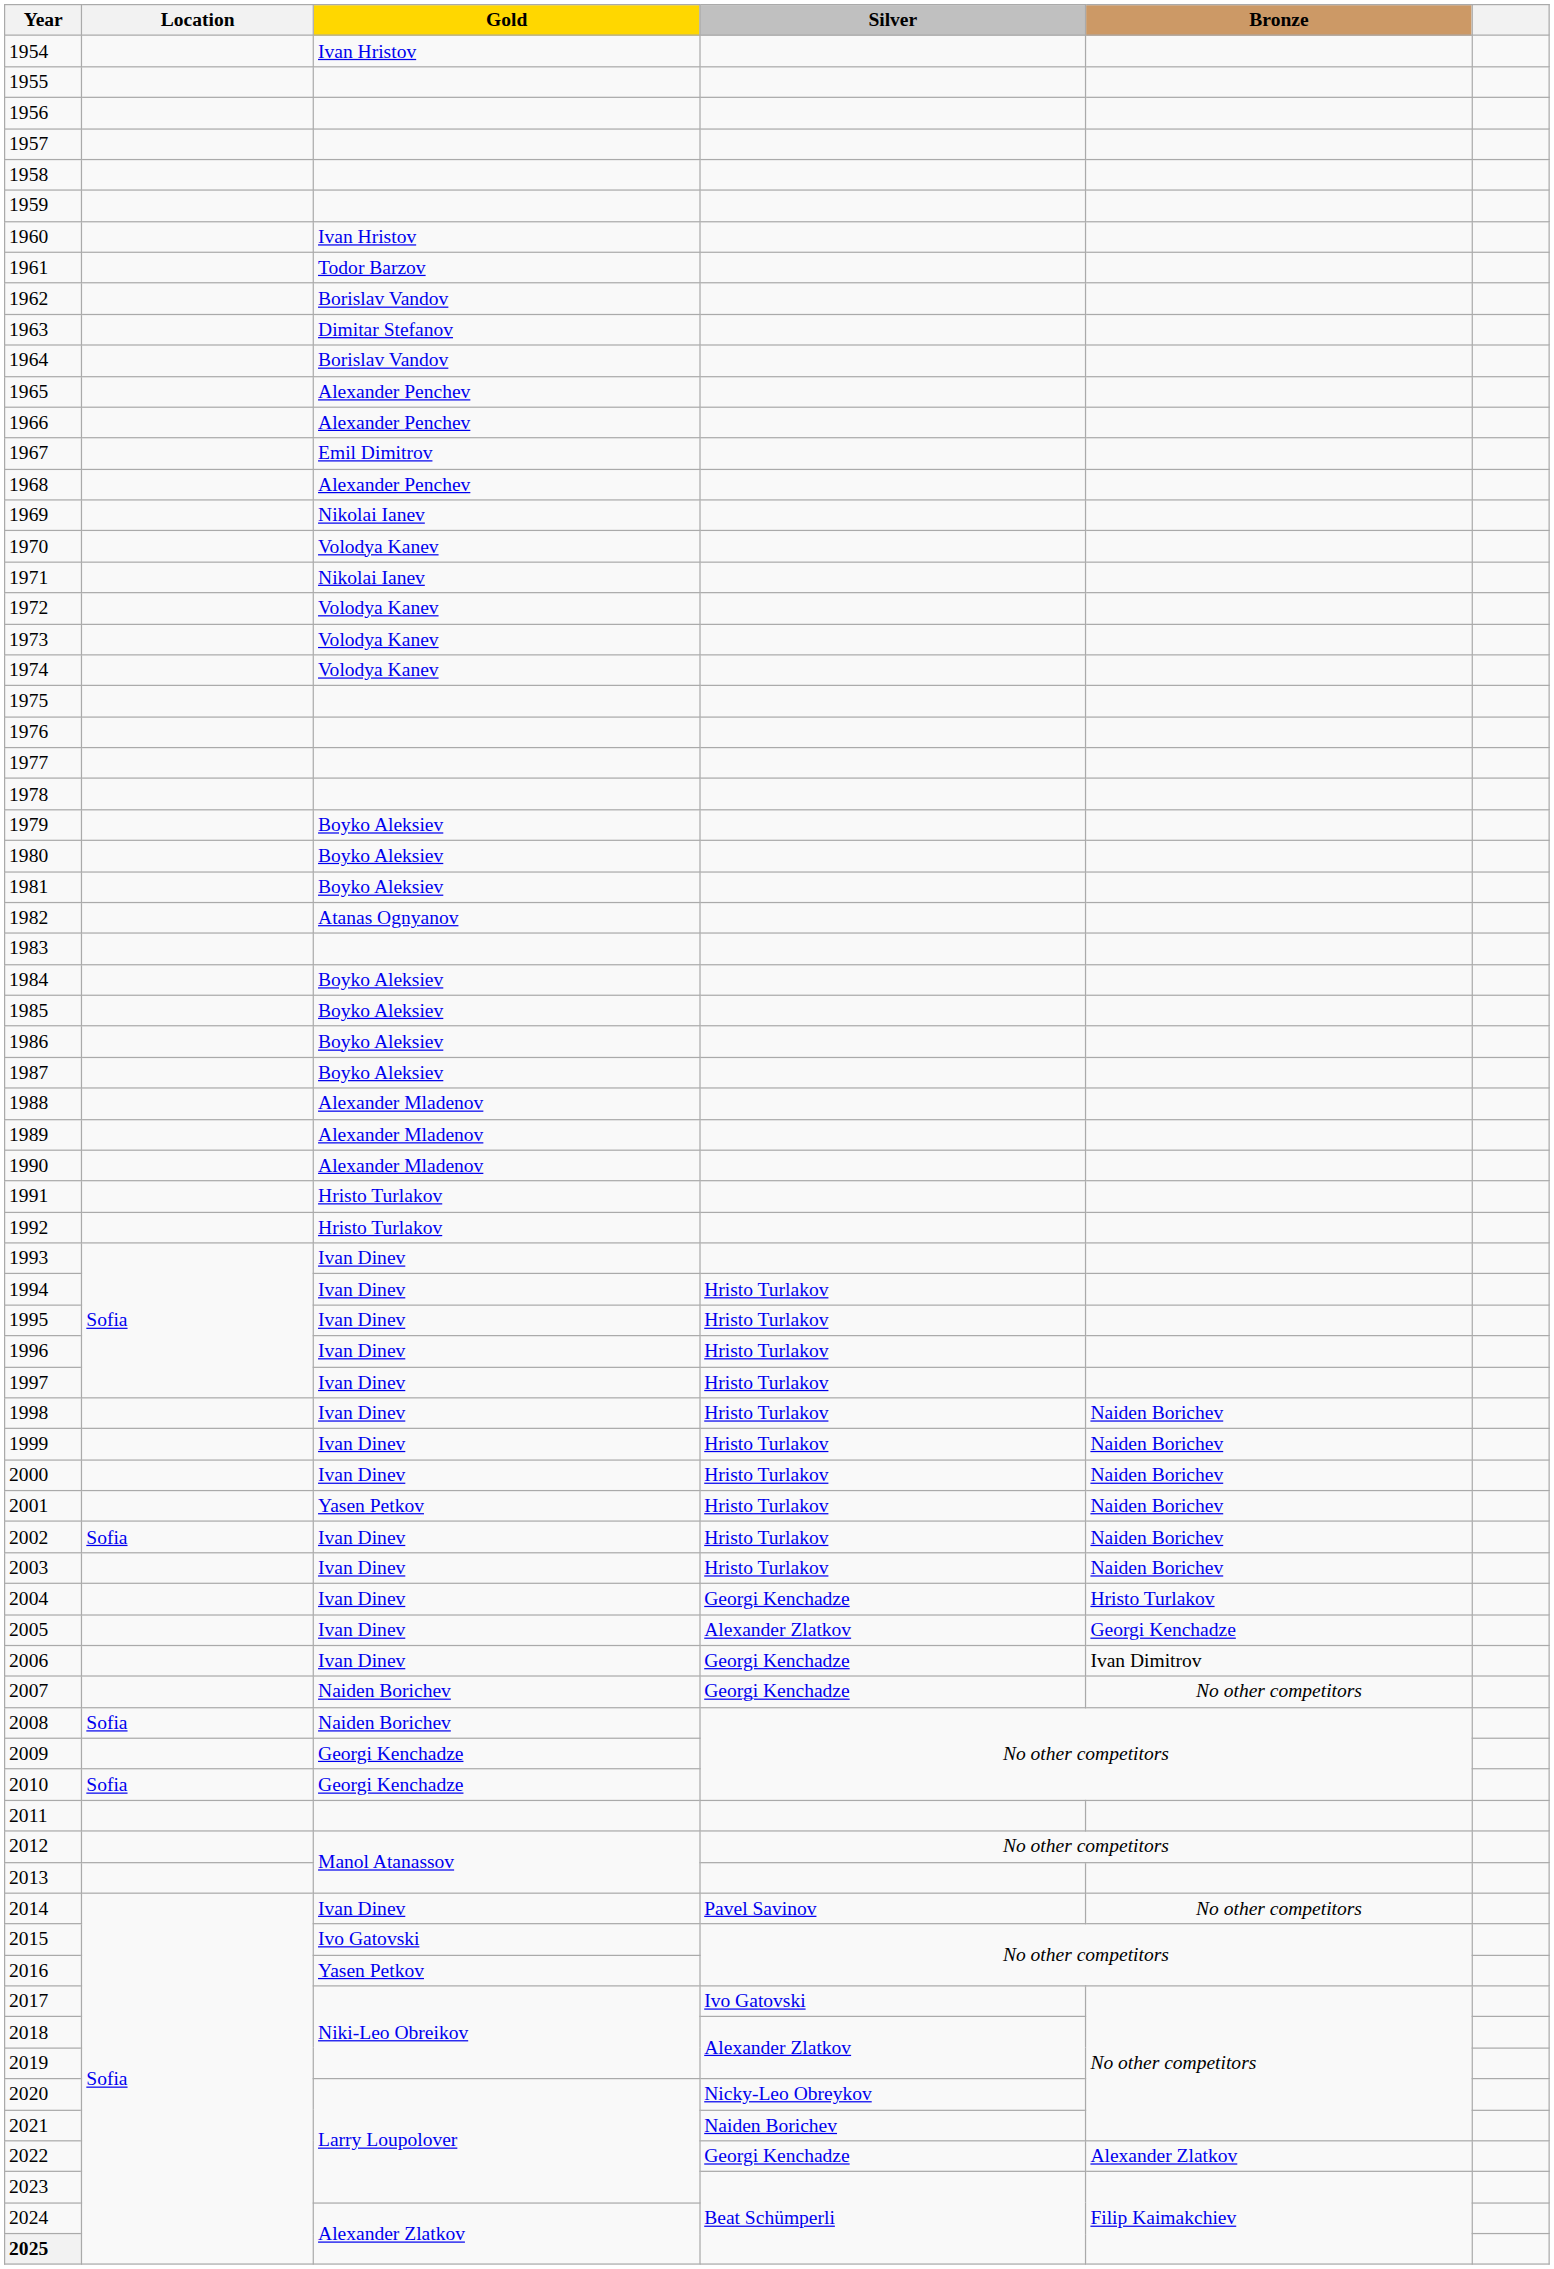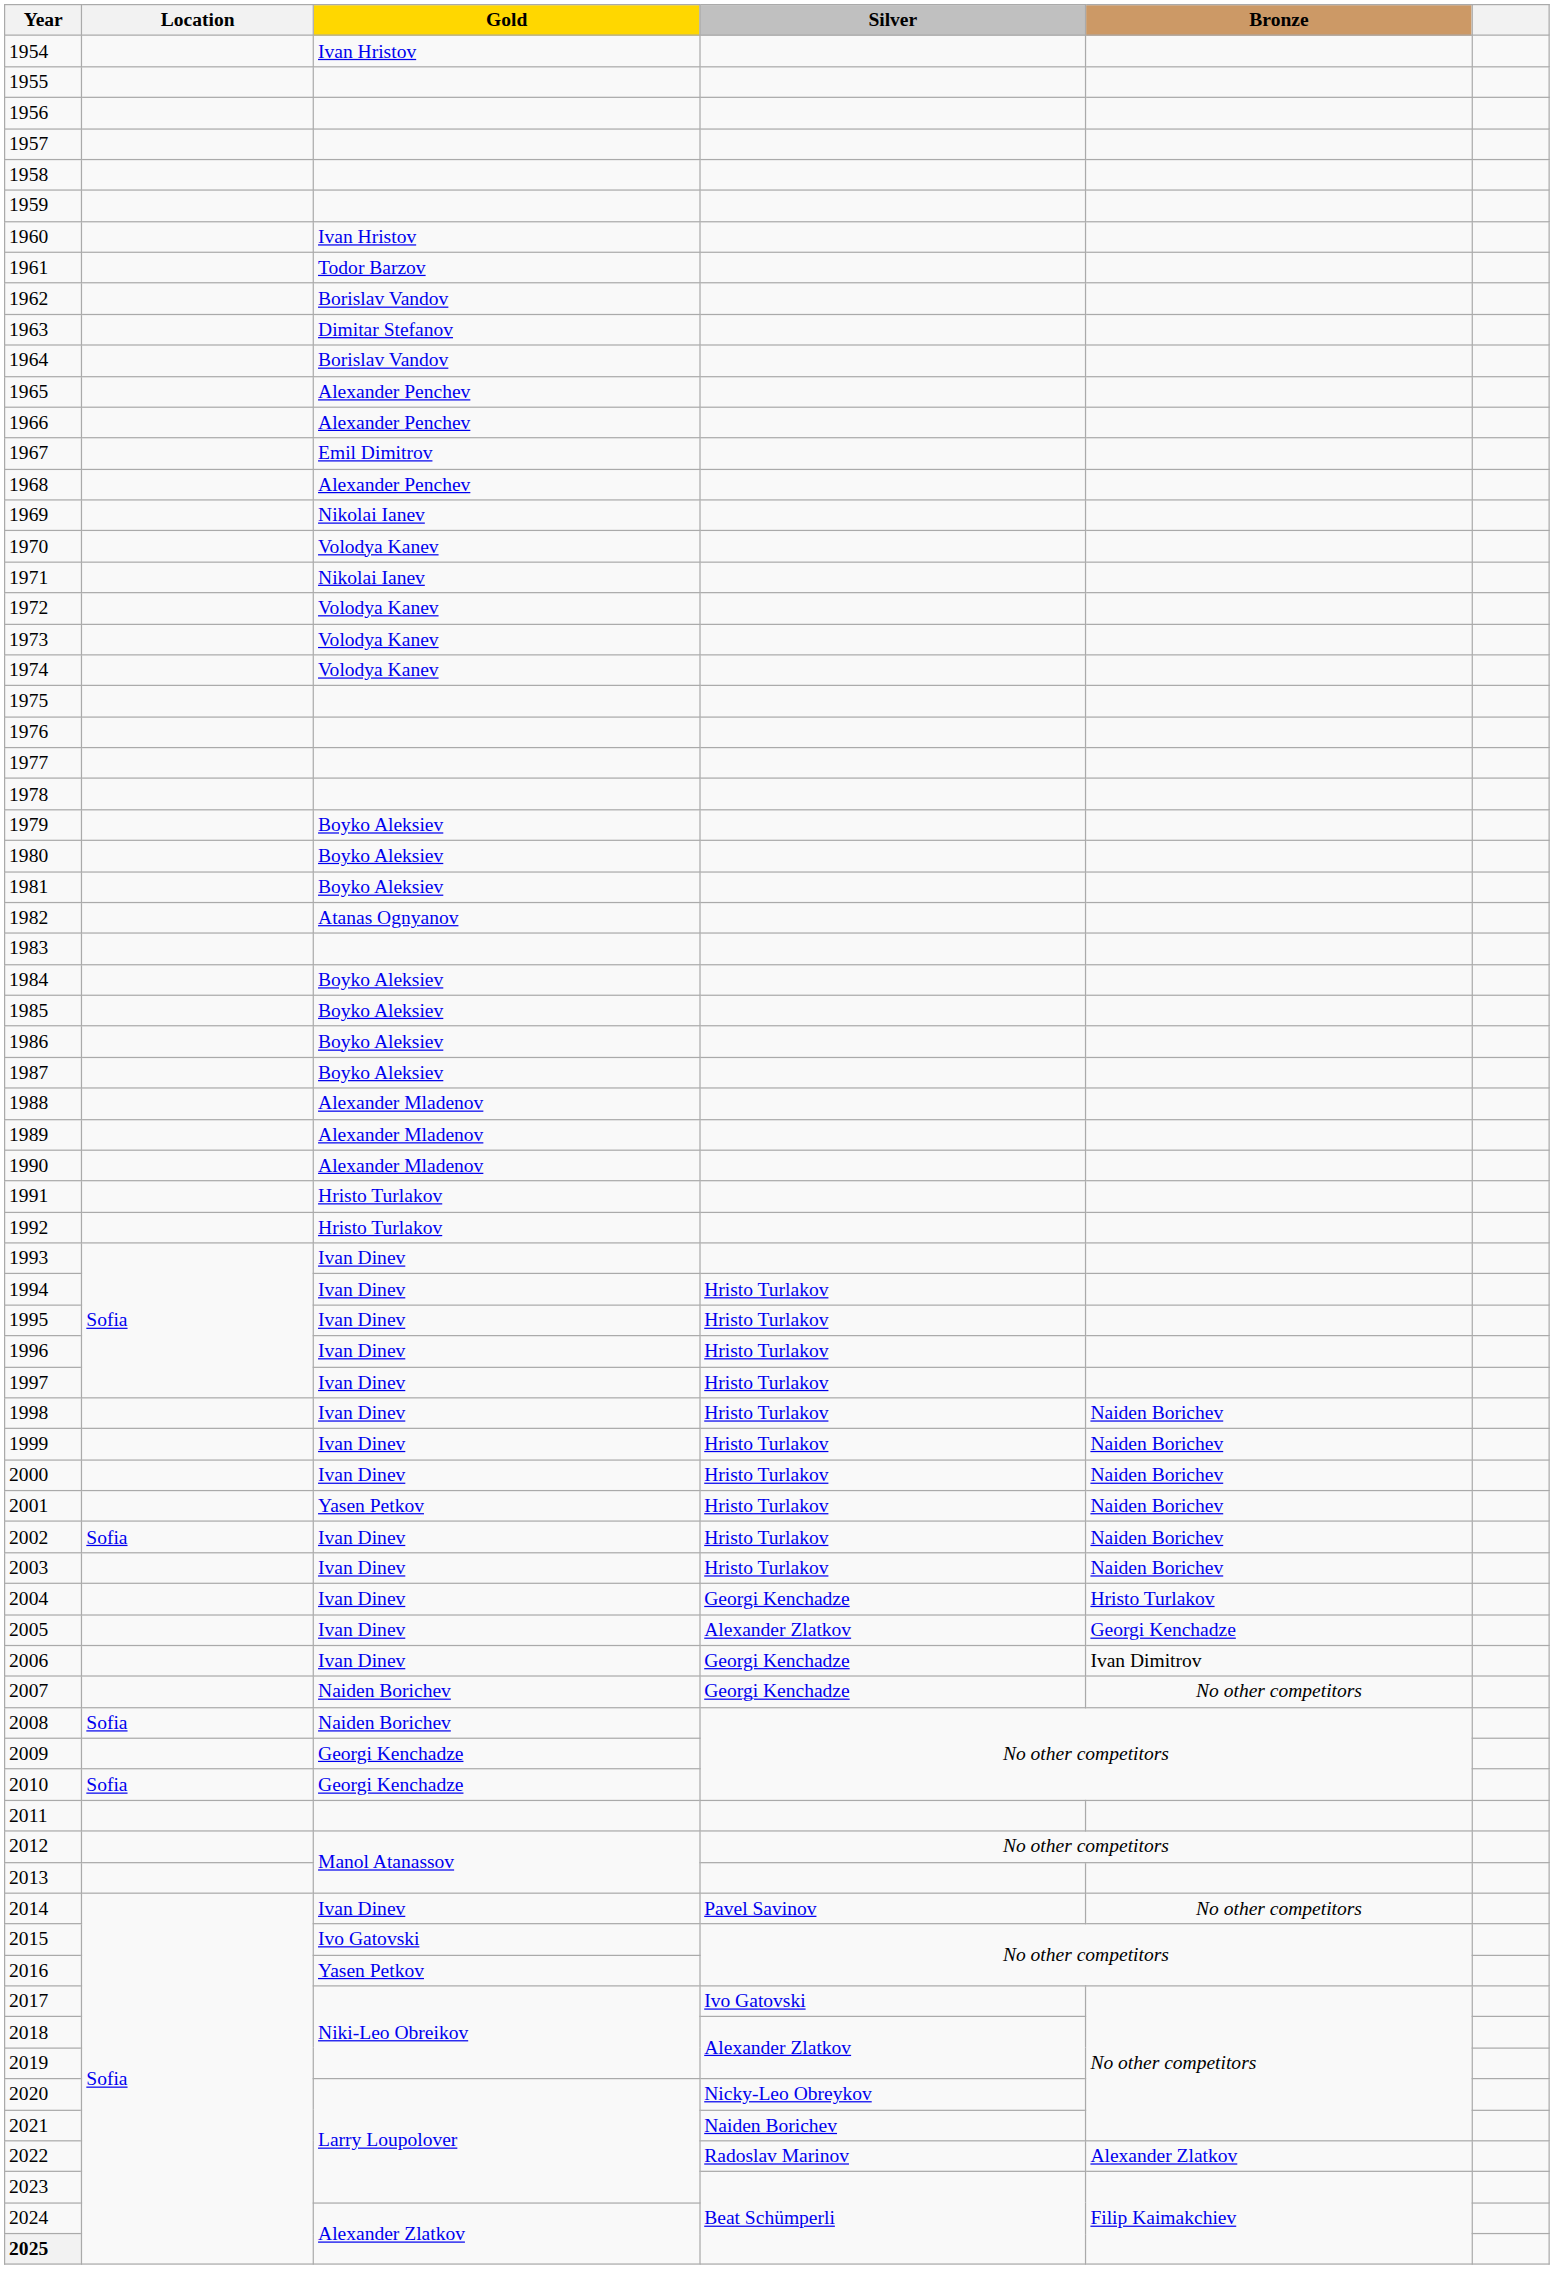(777, 2156) Georgi Kenchadze -> (777, 2156) Radoslav Marinov
